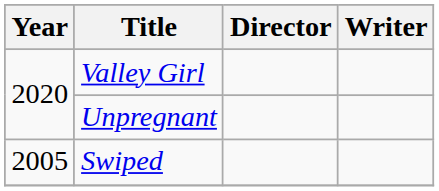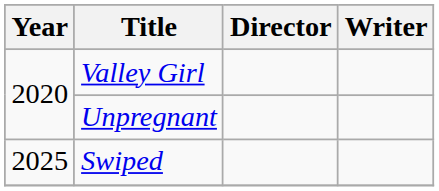(40, 161) 2005 -> (40, 161) 2025
